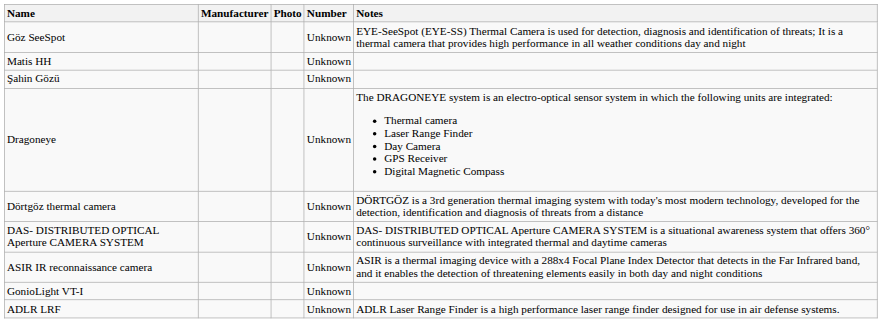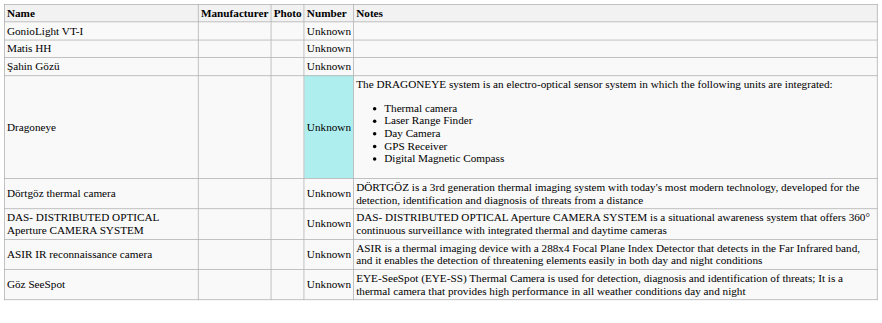rows swapped: (45, 291) <-> (36, 37)
(329, 139) no background -> (329, 127) paleturquoise background
- row: (34, 309)
